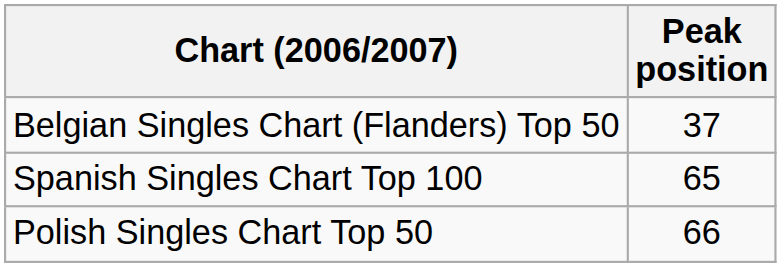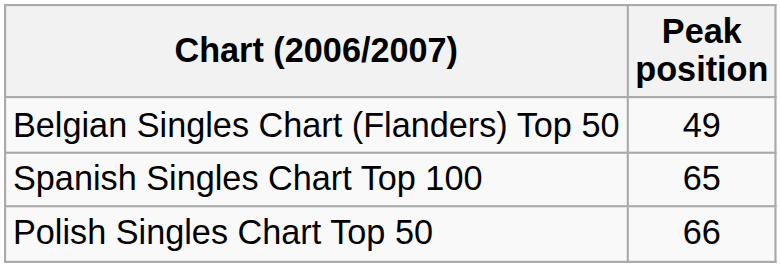(702, 124) 37 -> (702, 124) 49
